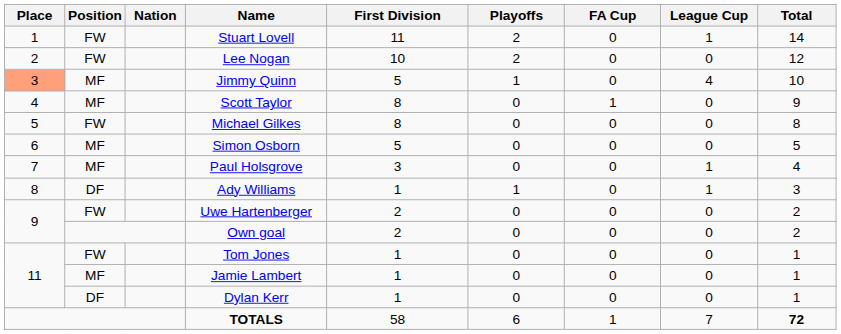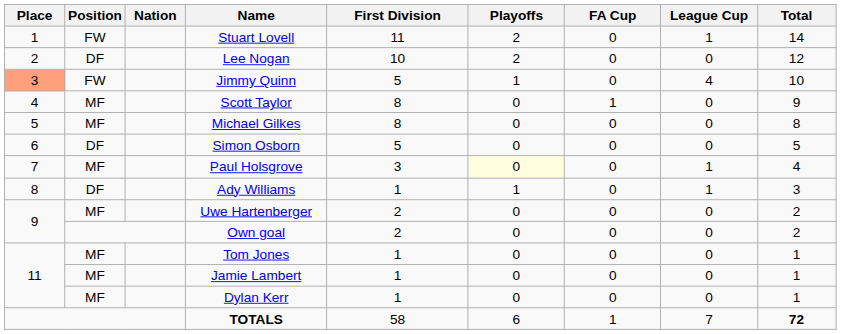(95, 59) FW -> (95, 59) DF
(95, 80) MF -> (95, 80) FW
(95, 124) FW -> (95, 124) MF
(95, 145) MF -> (95, 145) DF
(516, 167) no background -> (516, 167) lightyellow background
(95, 210) FW -> (95, 210) MF
(95, 254) FW -> (95, 254) MF
(95, 297) DF -> (95, 297) MF
